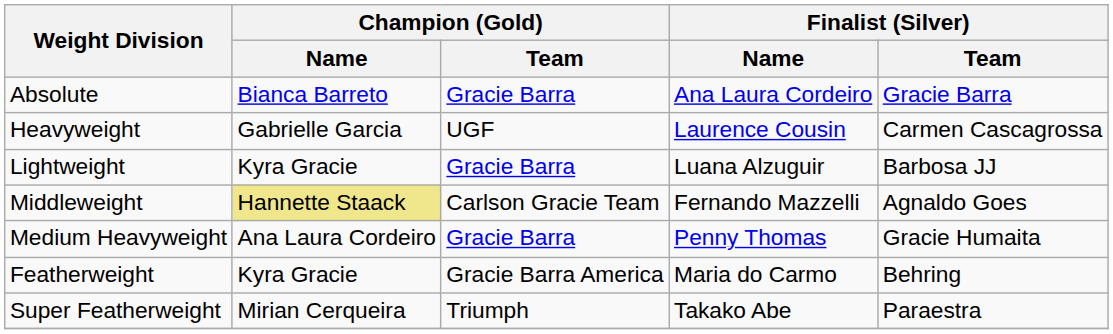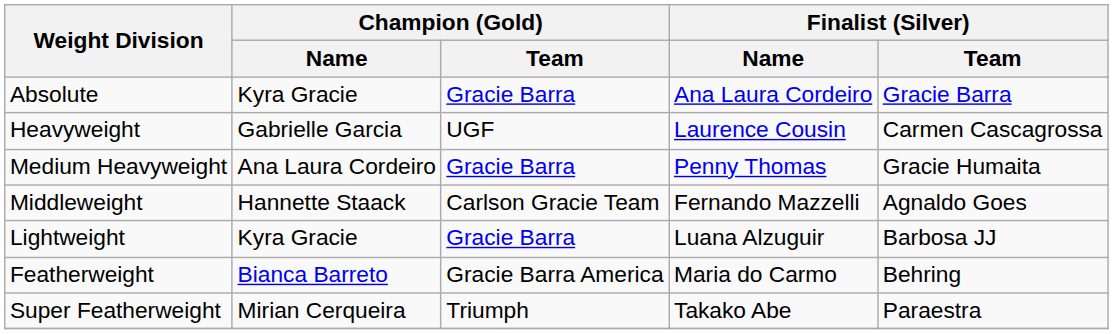(313, 94) Bianca Barreto -> (298, 94) Kyra Gracie
rows swapped: (119, 238) <-> (67, 166)
(322, 202) khaki background -> (322, 202) no background
(298, 274) Kyra Gracie -> (313, 274) Bianca Barreto
